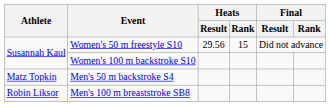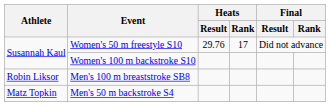(214, 45) 29.56 -> (214, 45) 29.76
(243, 45) 15 -> (243, 45) 17
rows swapped: (130, 93) <-> (122, 77)
